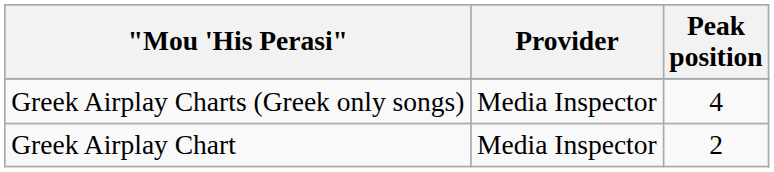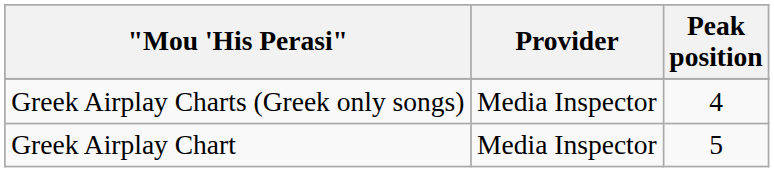(716, 144) 2 -> (716, 144) 5
